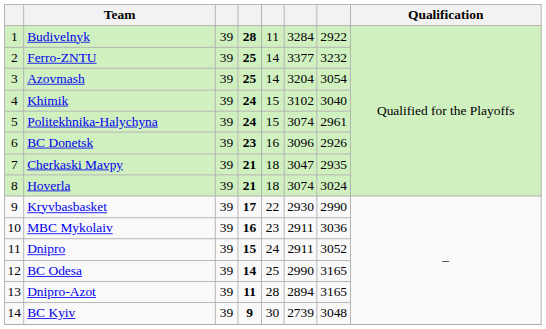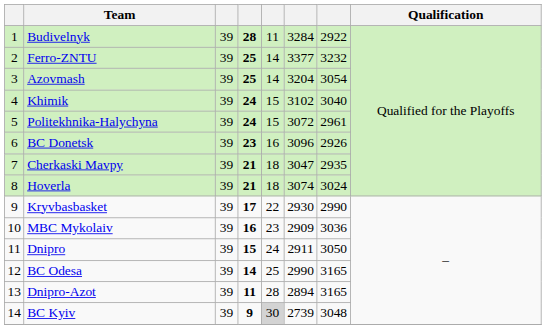(301, 121) 3074 -> (301, 121) 3072
(301, 228) 2911 -> (301, 228) 2909
(334, 249) 3052 -> (334, 249) 3050
(273, 313) no background -> (273, 313) lightgrey background
